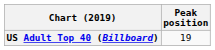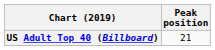(186, 38) 19 -> (186, 38) 21
